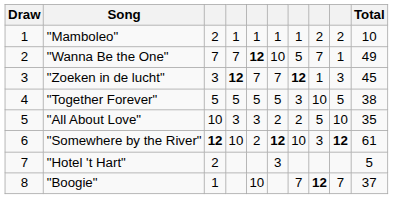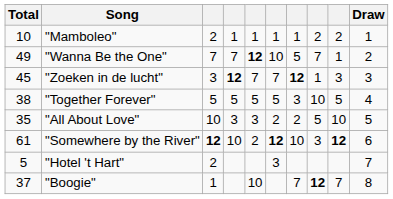columns swapped: (24, 15) <-> (369, 15)
